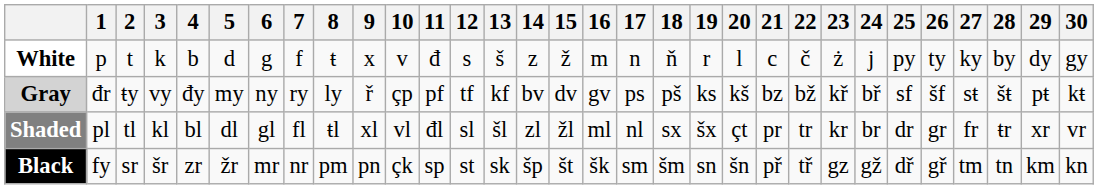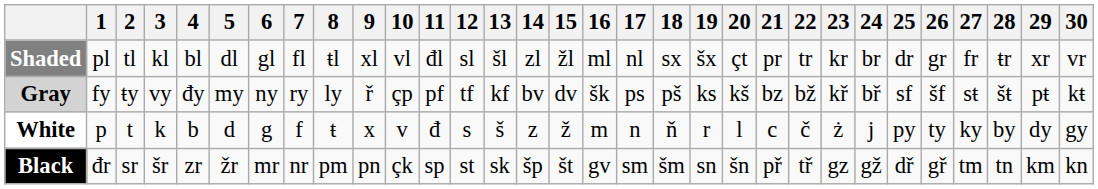rows swapped: (46, 58) <-> (46, 129)
(101, 93) đr -> (101, 93) fy
(599, 93) gv -> (599, 93) šk
(101, 165) fy -> (101, 165) đr
(599, 165) šk -> (599, 165) gv
